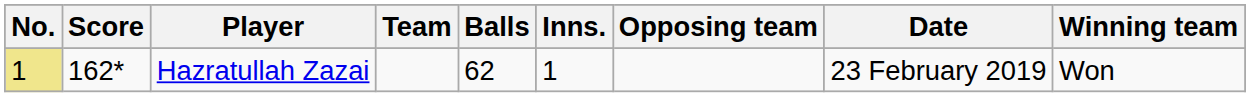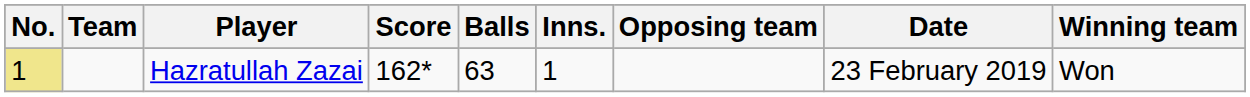columns swapped: (106, 27) <-> (417, 27)
(479, 70) 62 -> (479, 70) 63
